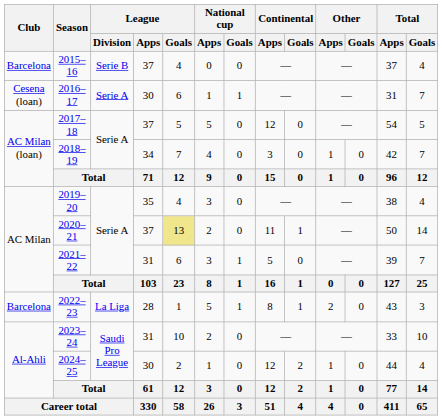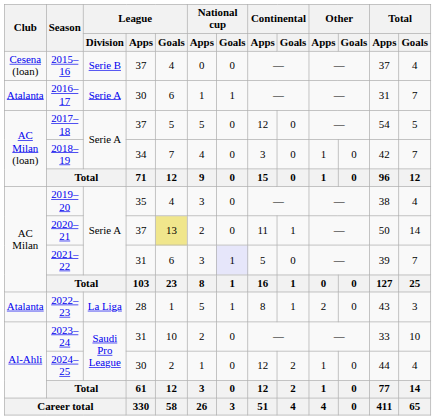(29, 65) Barcelona -> (25, 65) Cesena (loan)
(29, 95) Cesena (loan) -> (25, 95) Atalanta
(239, 260) no background -> (232, 260) lavender background
(29, 306) Barcelona -> (25, 306) Atalanta
